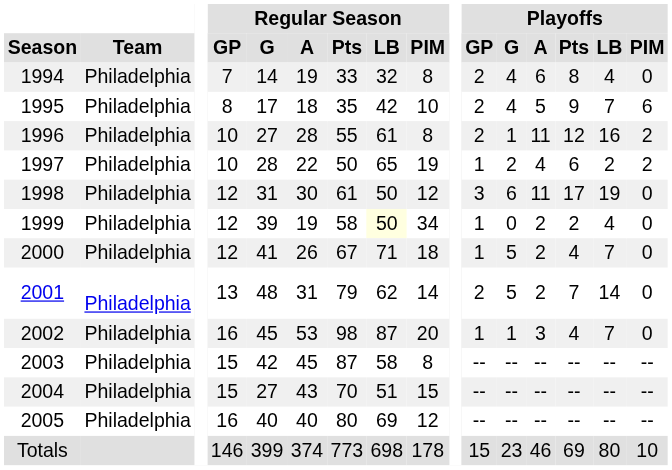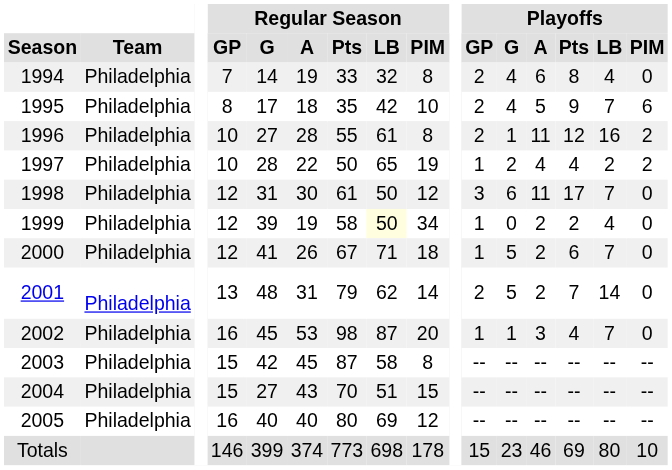(574, 164) 6 -> (574, 164) 4
(609, 194) 19 -> (609, 194) 7
(574, 252) 4 -> (574, 252) 6
